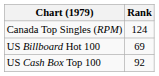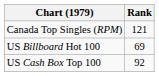(139, 29) 124 -> (139, 29) 121
